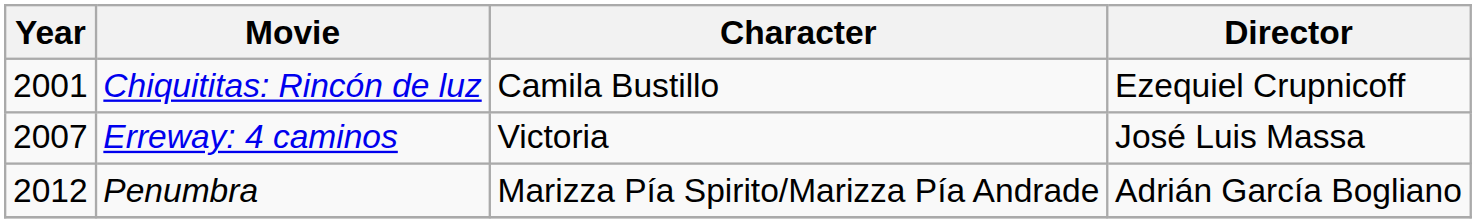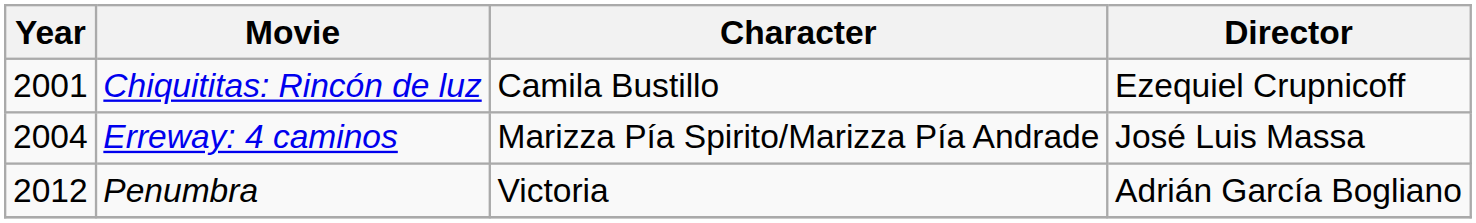(50, 138) 2007 -> (50, 138) 2004
(553, 138) Victoria -> (798, 138) Marizza Pía Spirito/Marizza Pía Andrade
(798, 191) Marizza Pía Spirito/Marizza Pía Andrade -> (553, 191) Victoria
